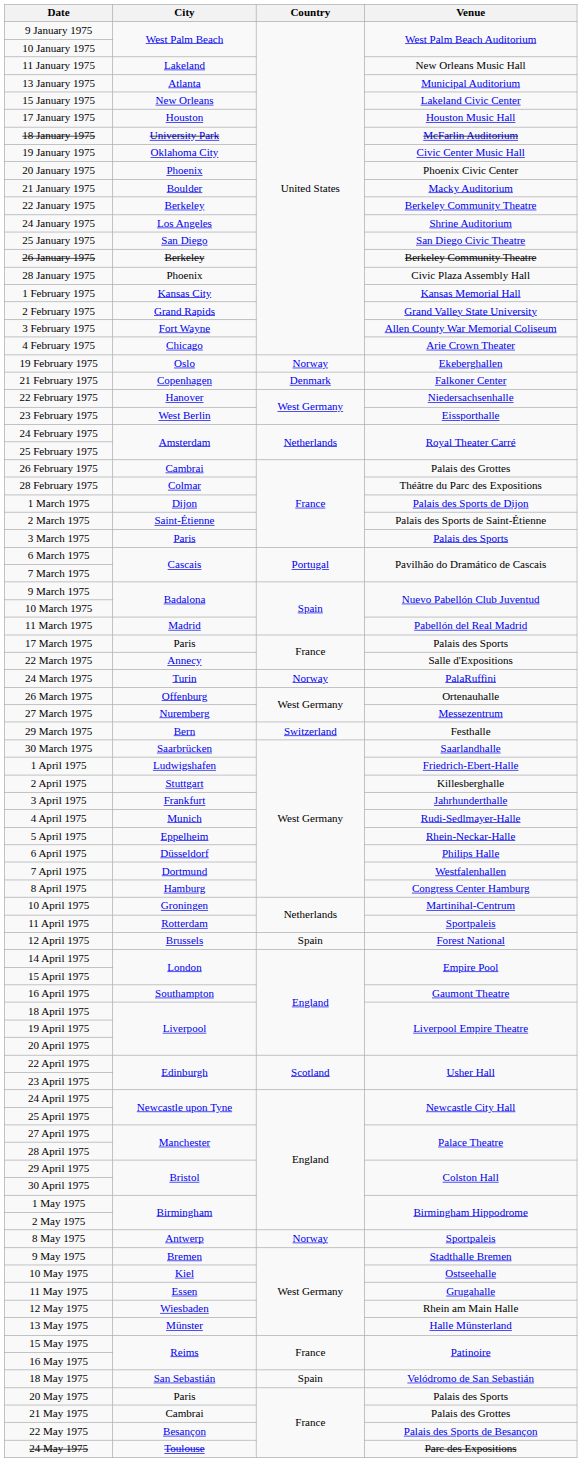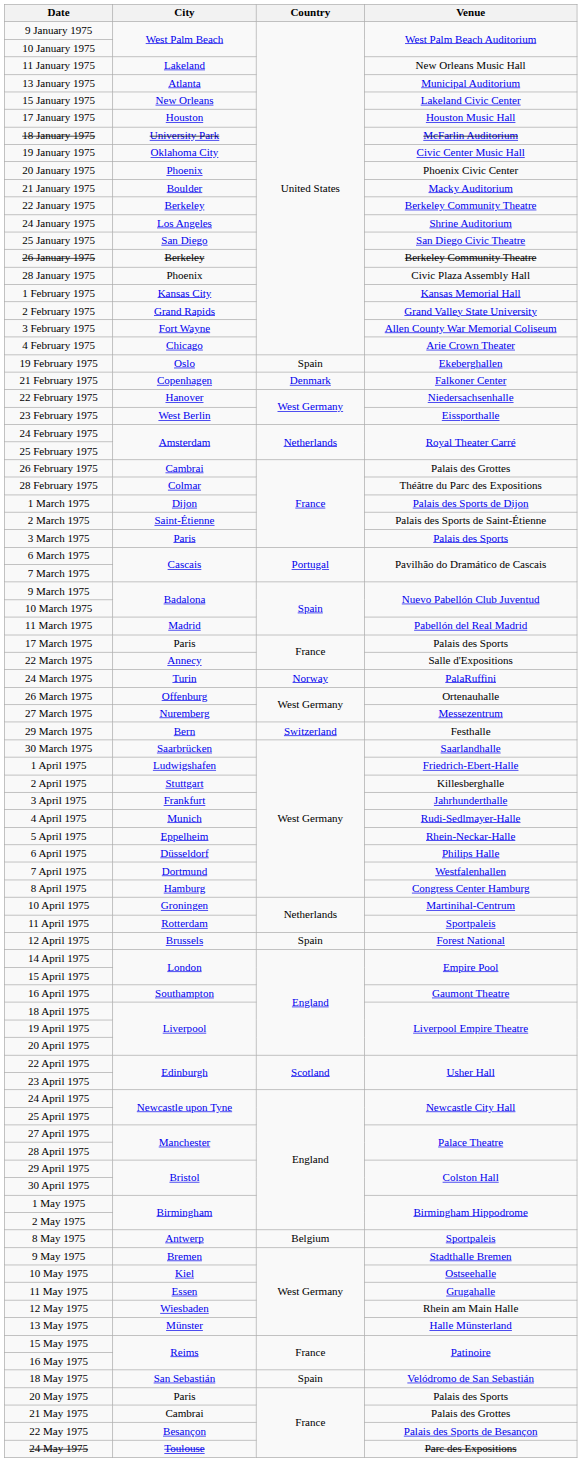(310, 363) Norway -> (310, 363) Spain
(310, 1238) Norway -> (310, 1238) Belgium
